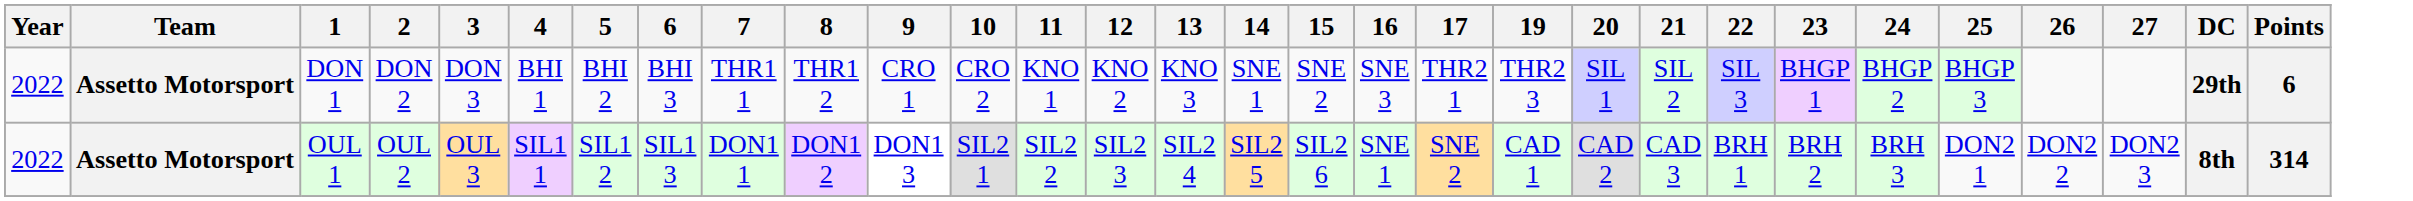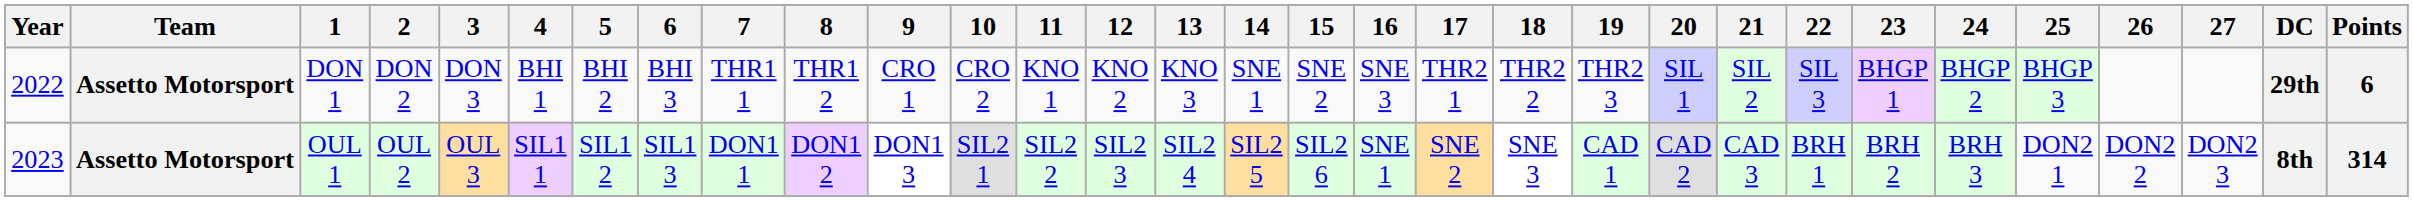+ column: (1533, 25)
(37, 158) 2022 -> (37, 158) 2023
